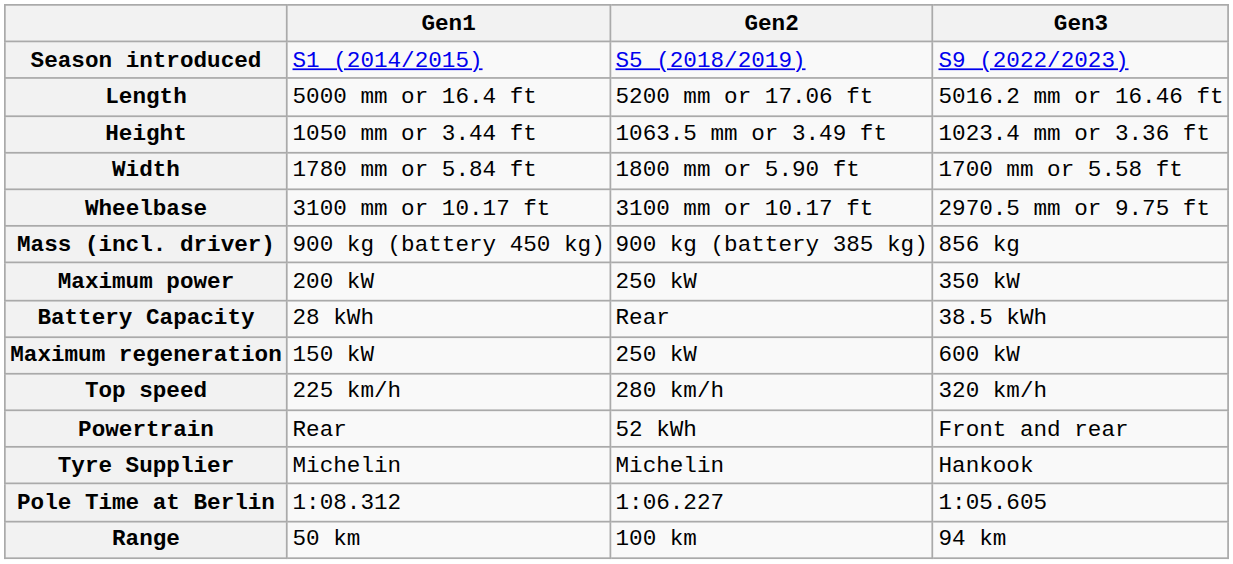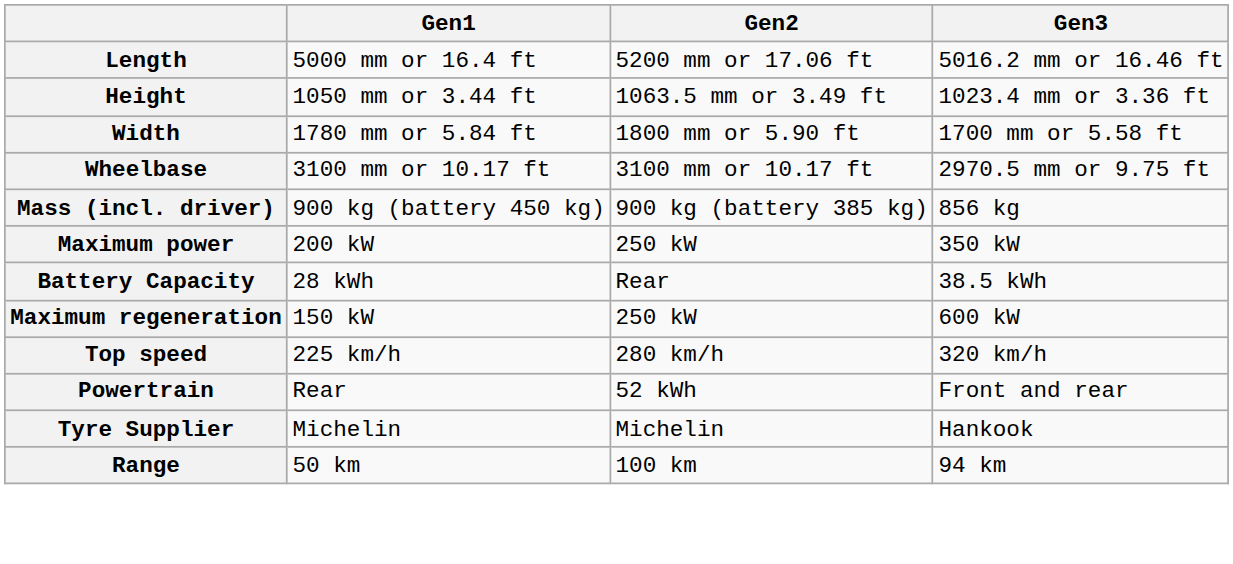- row: (146, 60)
- row: (146, 503)
